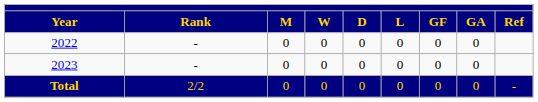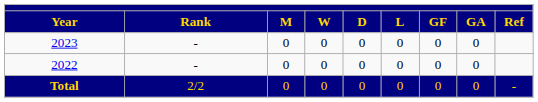rows swapped: (64, 43) <-> (64, 65)
